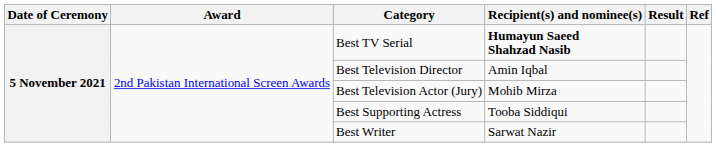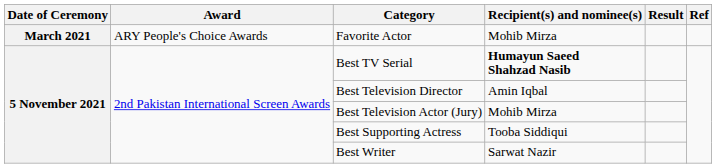+ row: (374, 35)
